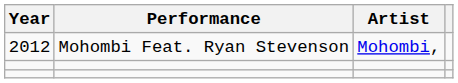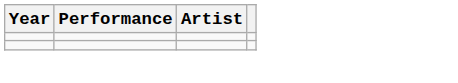- row: (30, 47)
